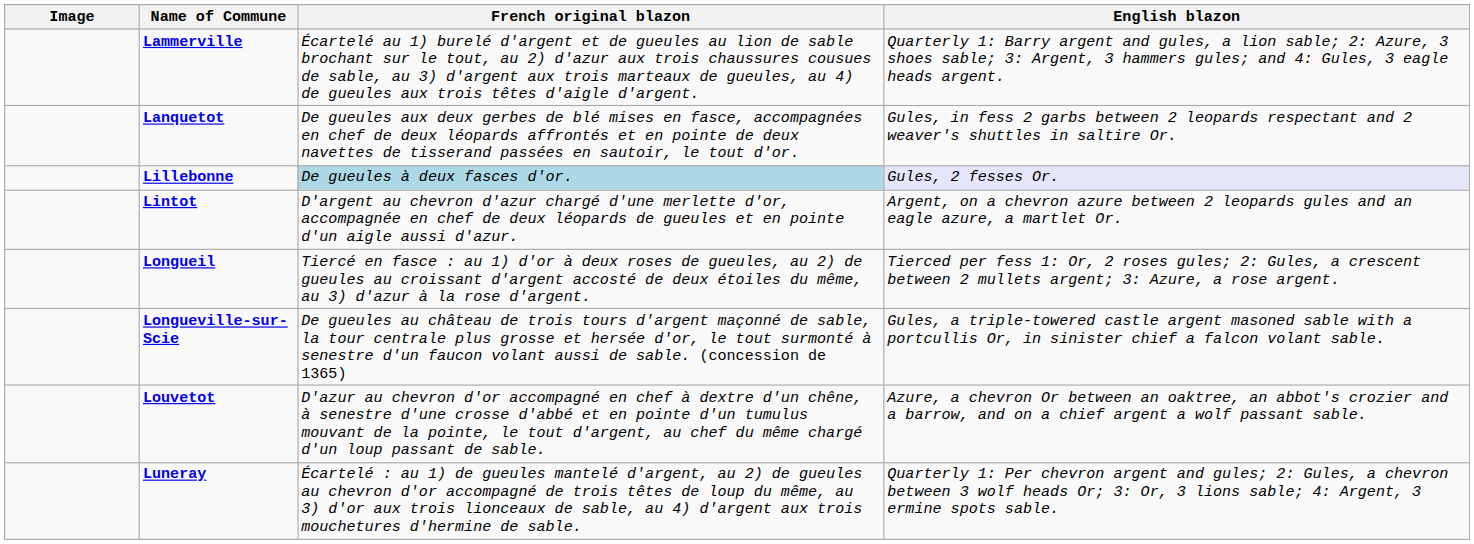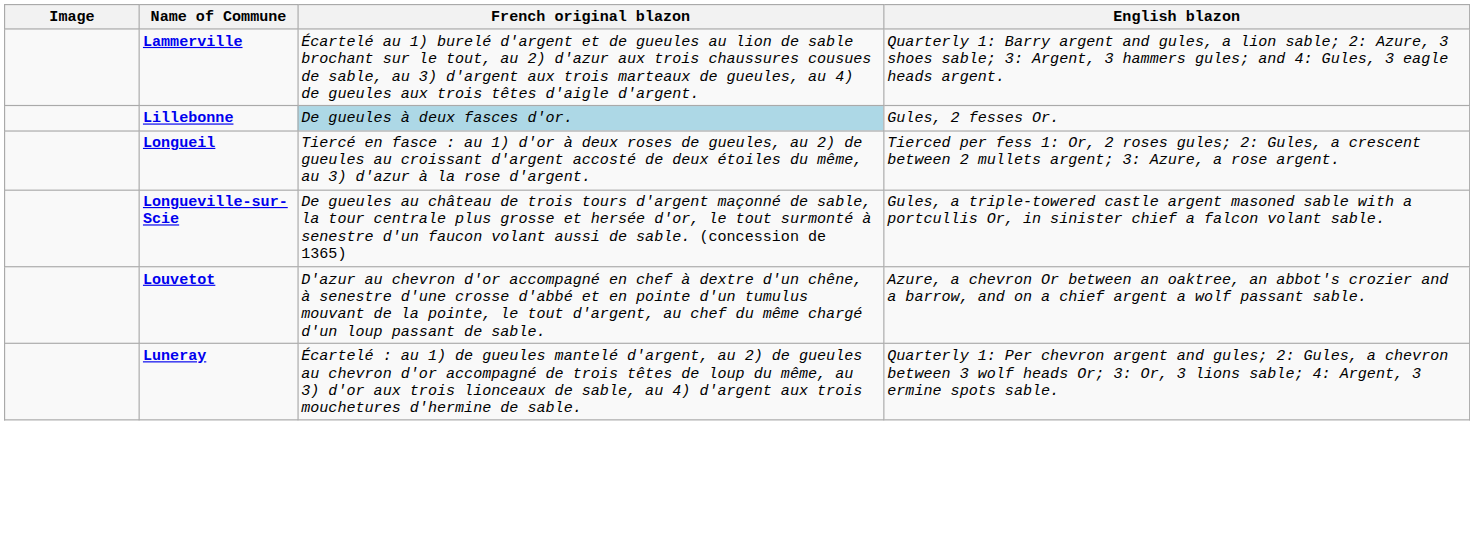- row: (184, 118)
(973, 178) lavender background -> (973, 118) no background
- row: (170, 202)
